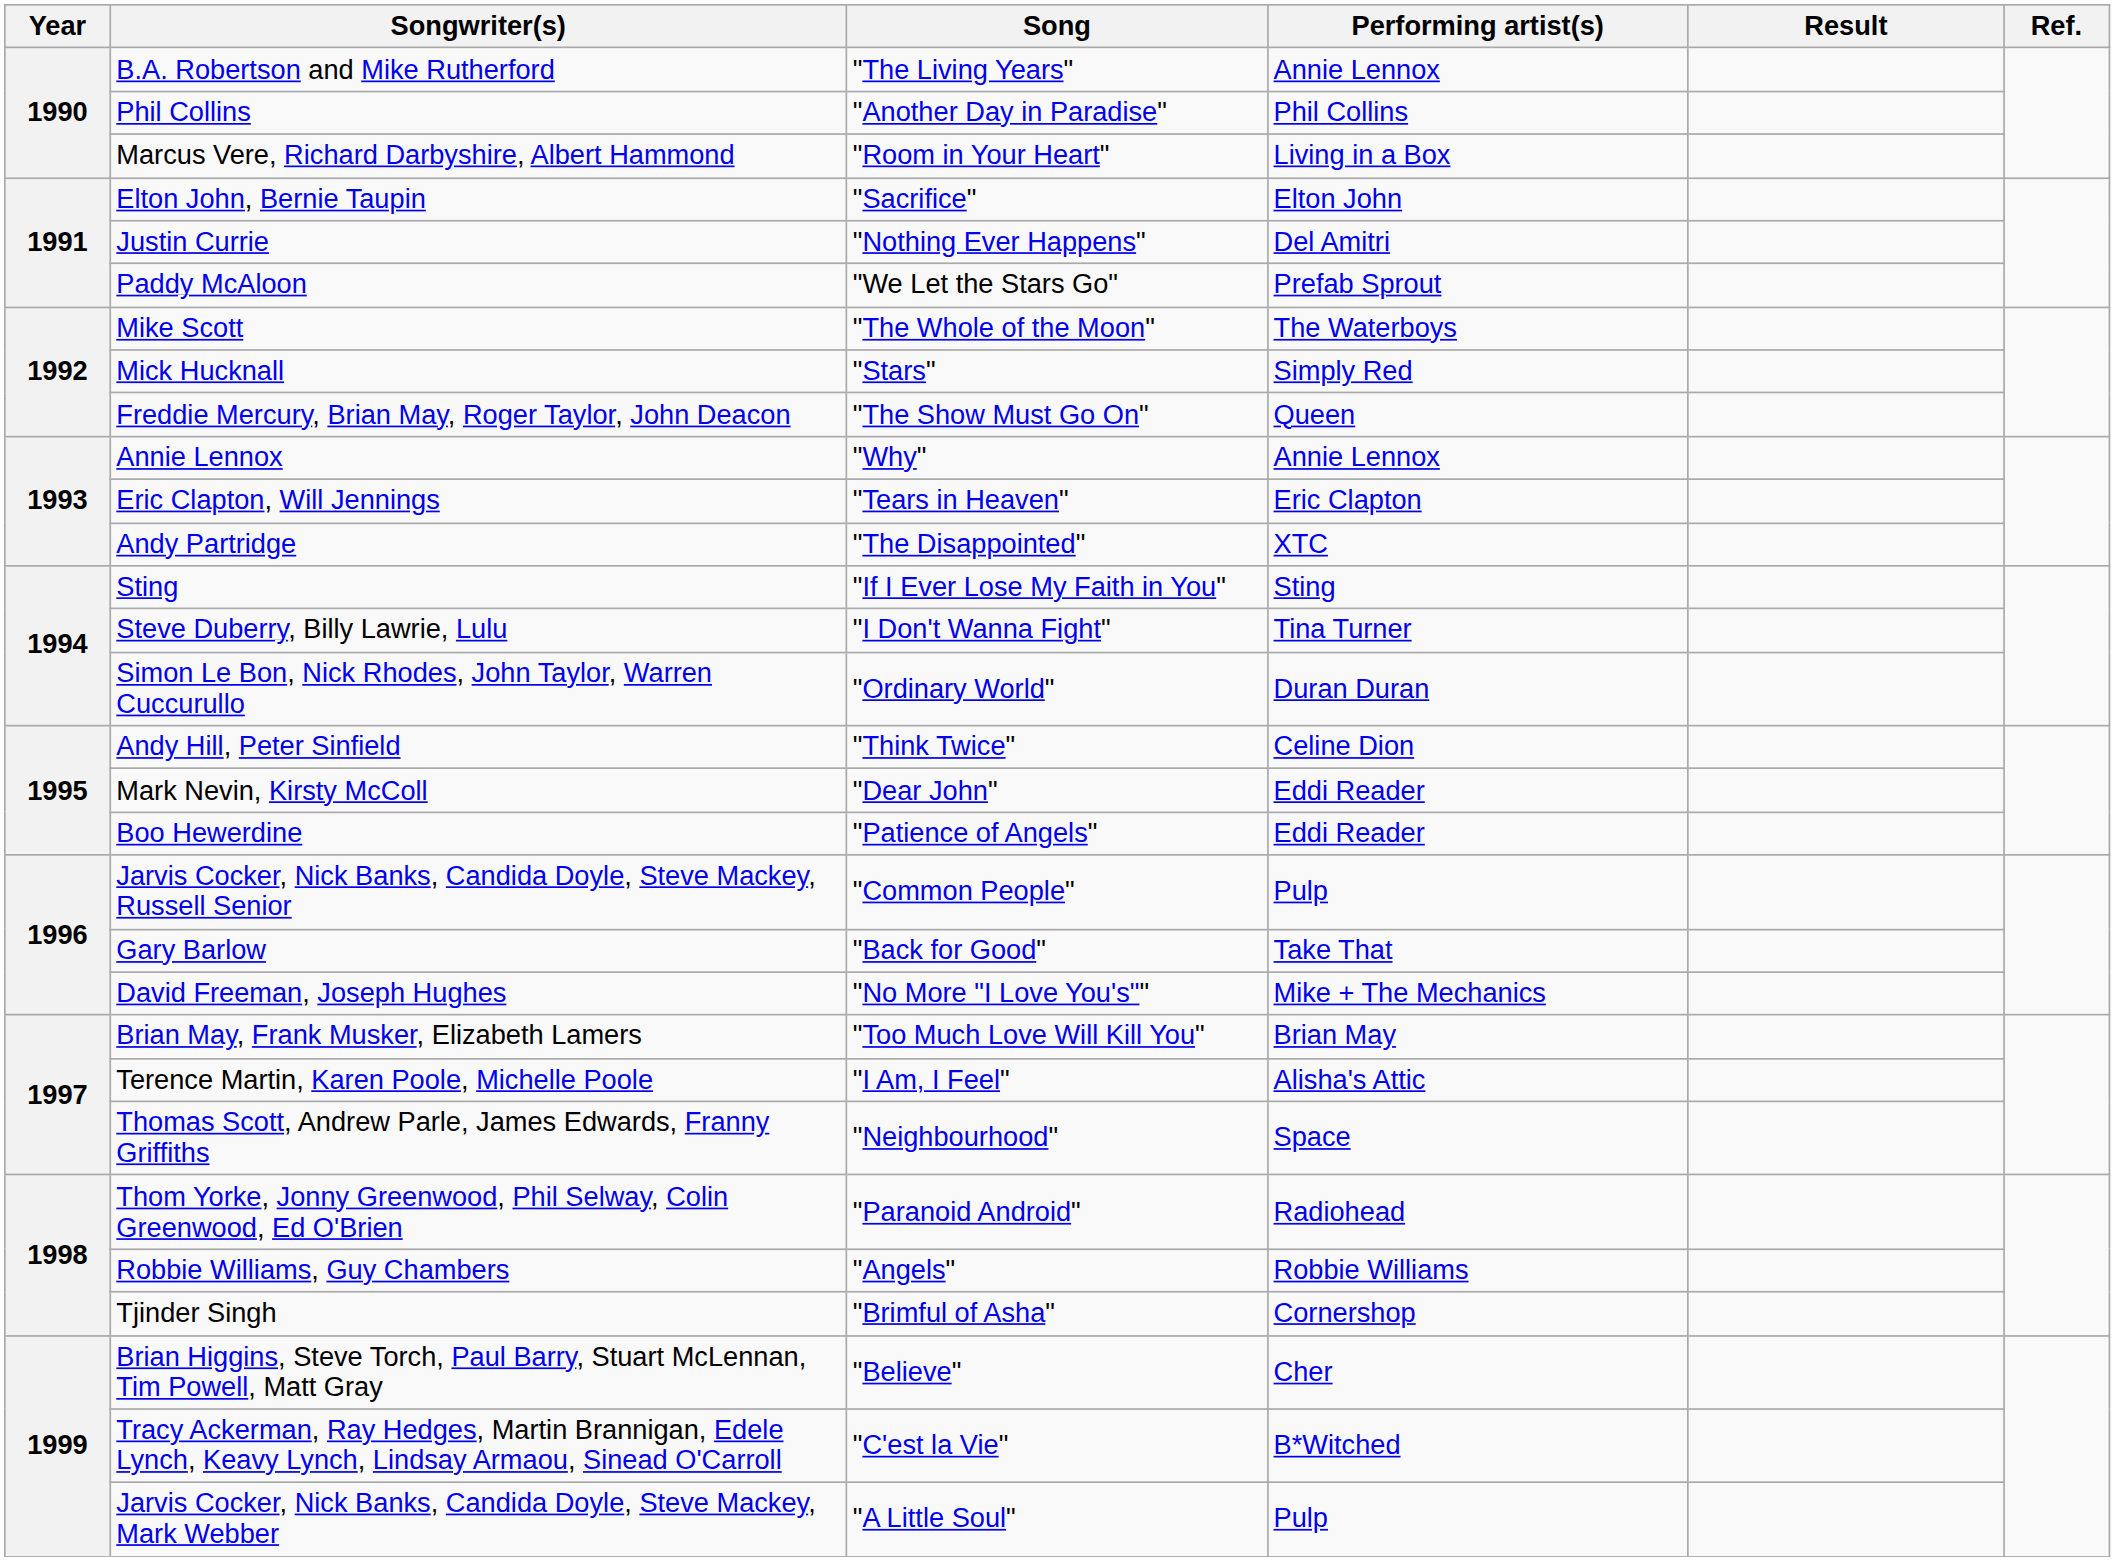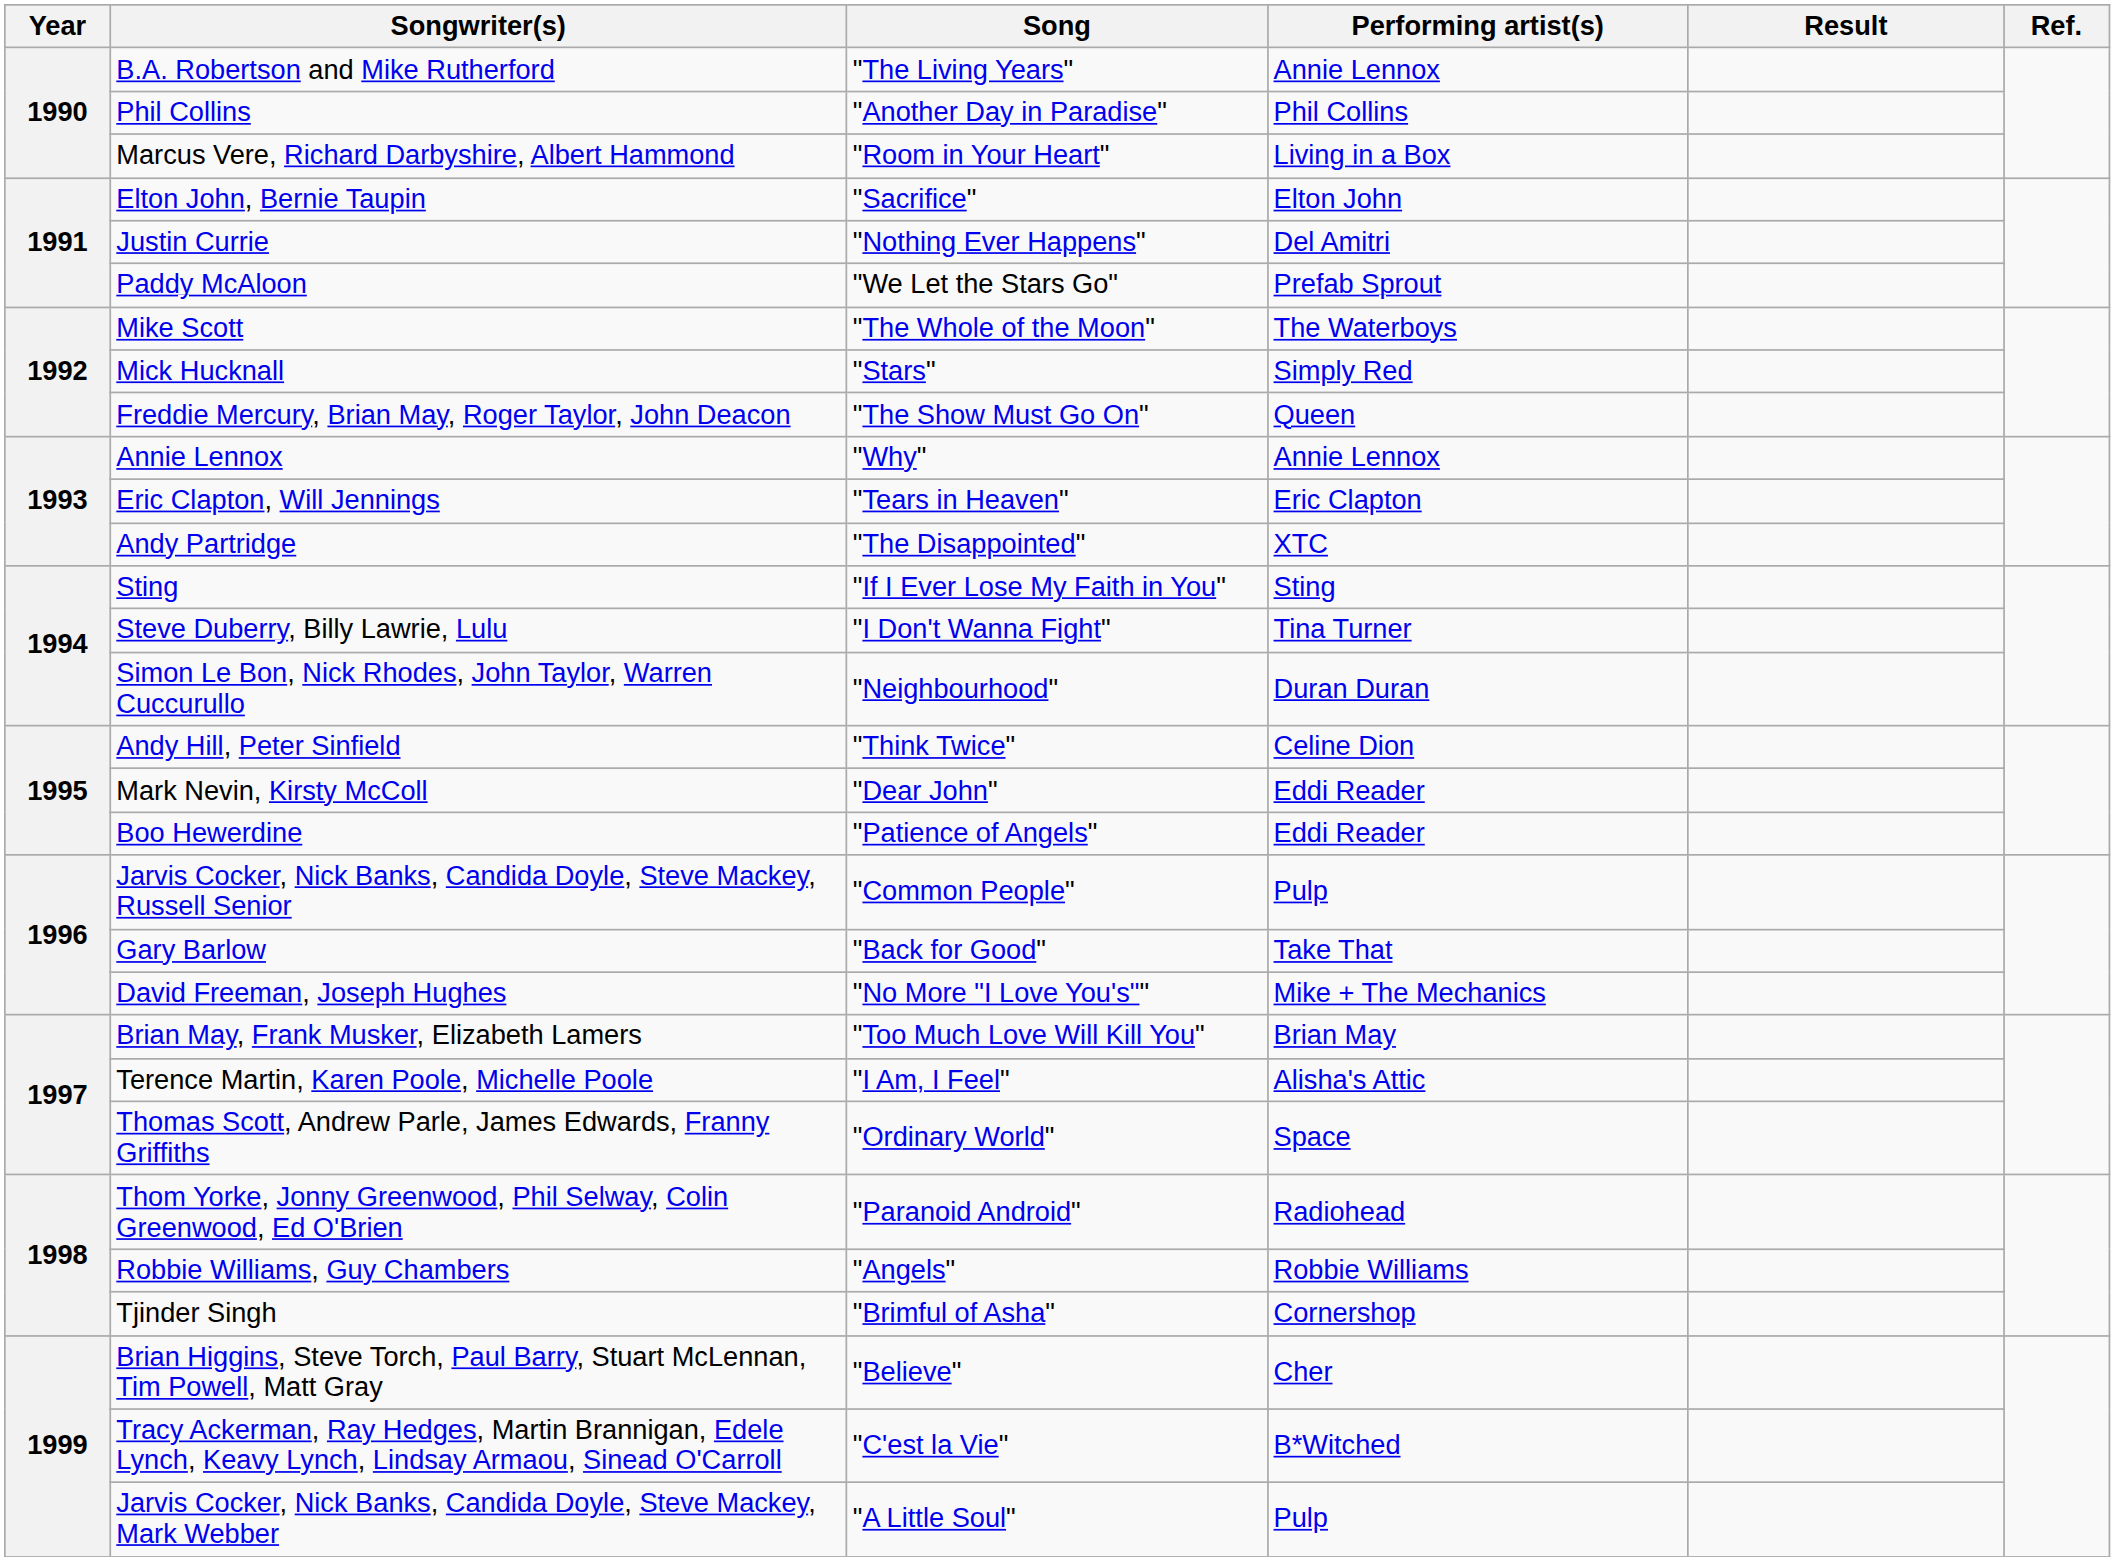(954, 688) "Ordinary World" -> (955, 688) "Neighbourhood"
(955, 1137) "Neighbourhood" -> (954, 1137) "Ordinary World"
